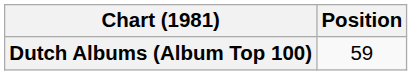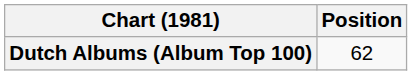(362, 53) 59 -> (362, 53) 62
